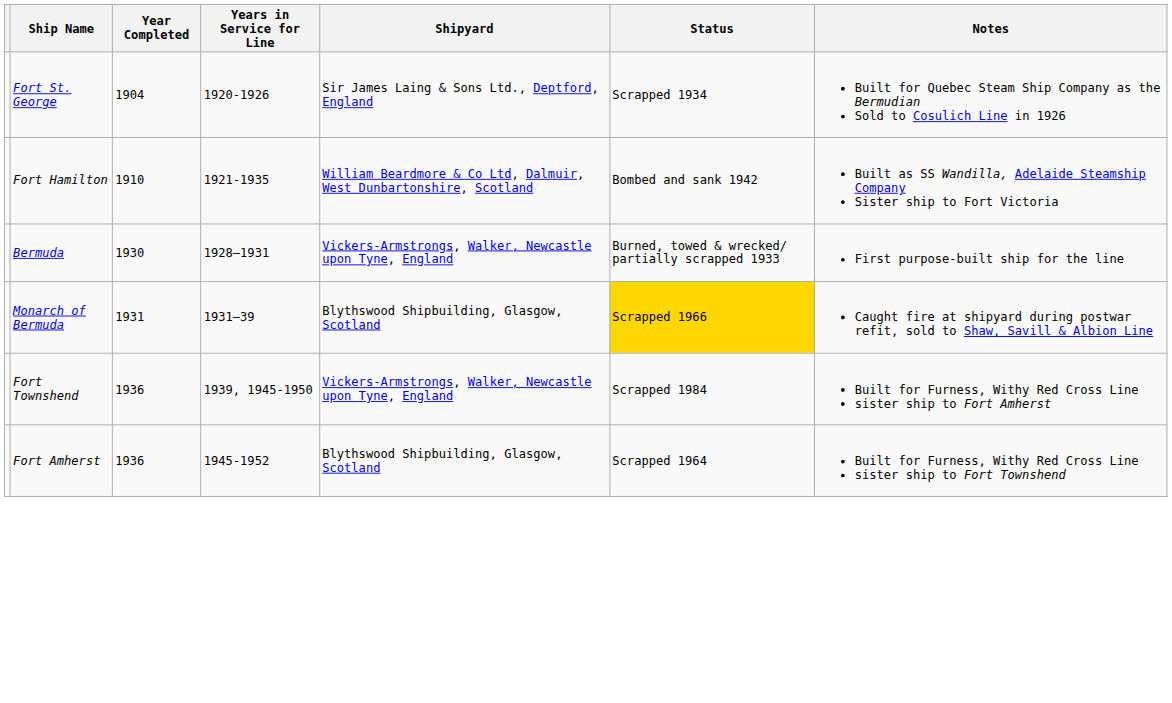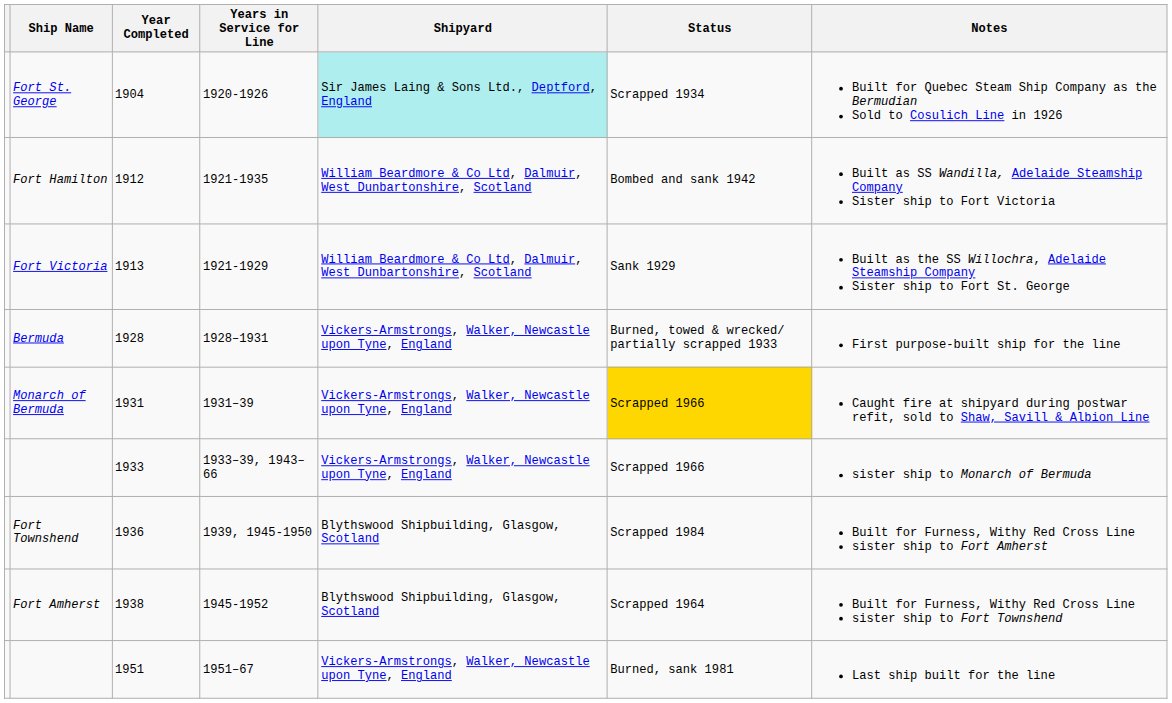(461, 95) no background -> (459, 95) paleturquoise background
(130, 181) 1910 -> (129, 181) 1912
+ row: (236, 266)
(130, 252) 1930 -> (129, 338) 1928
(442, 317) Blythswood Shipbuilding, Glasgow, Scotland -> (455, 403) Vickers-Armstrongs, Walker, Newcastle upon Tyne, England
+ row: (254, 468)
(457, 389) Vickers-Armstrongs, Walker, Newcastle upon Tyne, England -> (441, 533) Blythswood Shipbuilding, Glasgow, Scotland
(130, 461) 1936 -> (129, 604) 1938
+ row: (228, 669)
